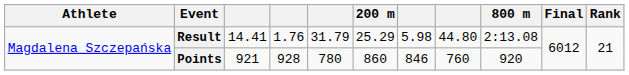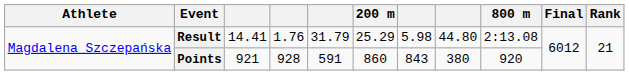(330, 59) 780 -> (330, 59) 591
(417, 59) 846 -> (417, 59) 843
(458, 59) 760 -> (458, 59) 380
